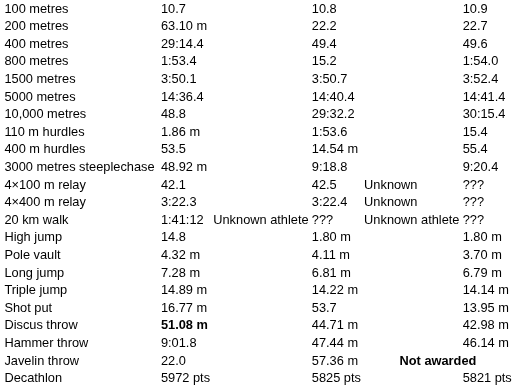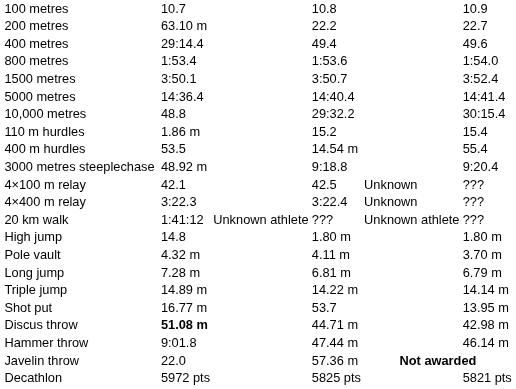(324, 61) 15.2 -> (330, 61) 1:53.6
(330, 131) 1:53.6 -> (324, 131) 15.2
